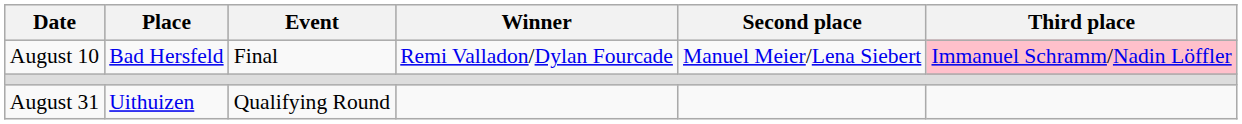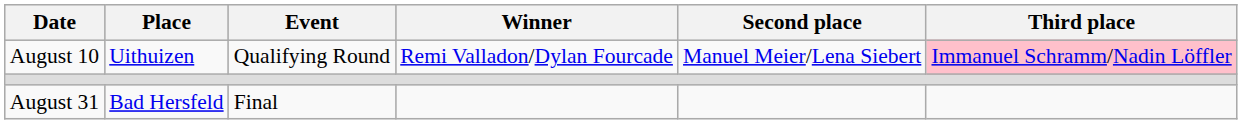(166, 56) Bad Hersfeld -> (152, 56) Uithuizen
(256, 56) Final -> (312, 56) Qualifying Round
(152, 101) Uithuizen -> (166, 101) Bad Hersfeld
(312, 101) Qualifying Round -> (256, 101) Final
